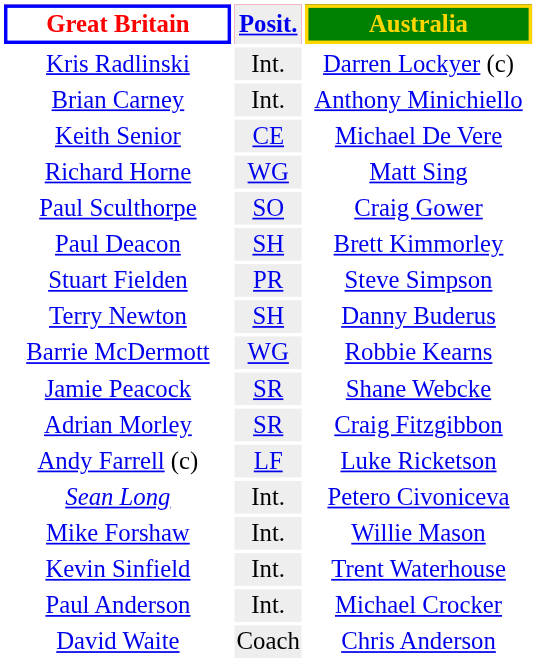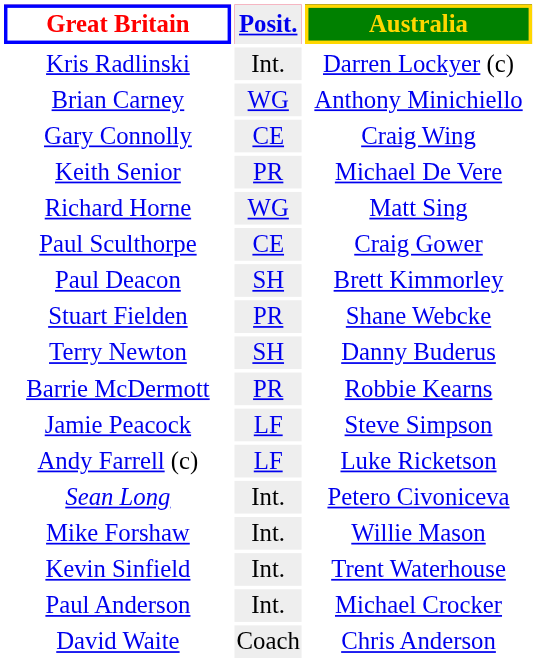(268, 99) Int. -> (268, 99) WG
+ row: (118, 135)
(268, 135) CE -> (268, 171) PR
(268, 207) SO -> (268, 244) CE
(419, 280) Steve Simpson -> (419, 316) Shane Webcke
(268, 352) WG -> (268, 388) PR
(268, 388) SR -> (268, 424) LF
(419, 388) Shane Webcke -> (419, 424) Steve Simpson
- row: (118, 424)
